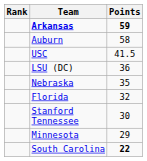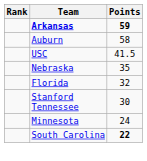- row: (53, 68)
(125, 135) 29 -> (125, 121) 24
